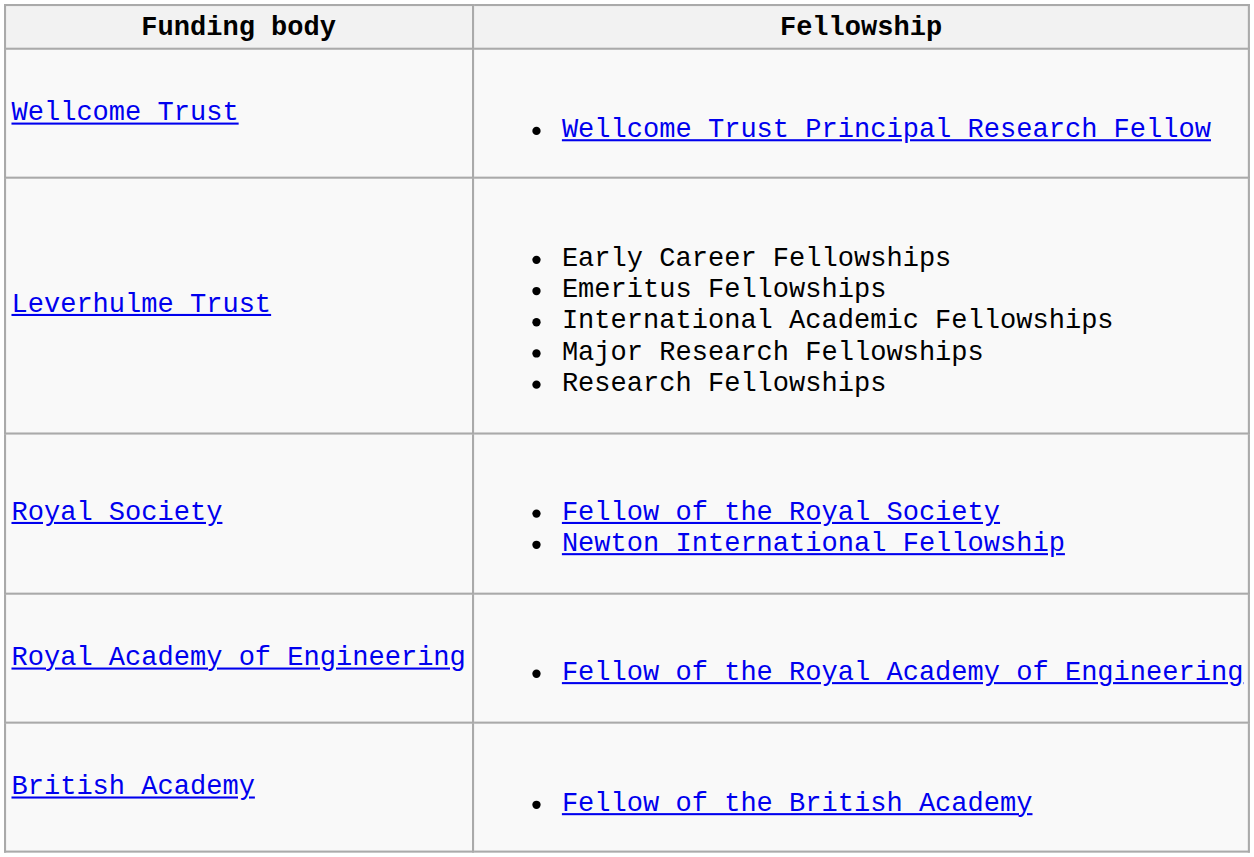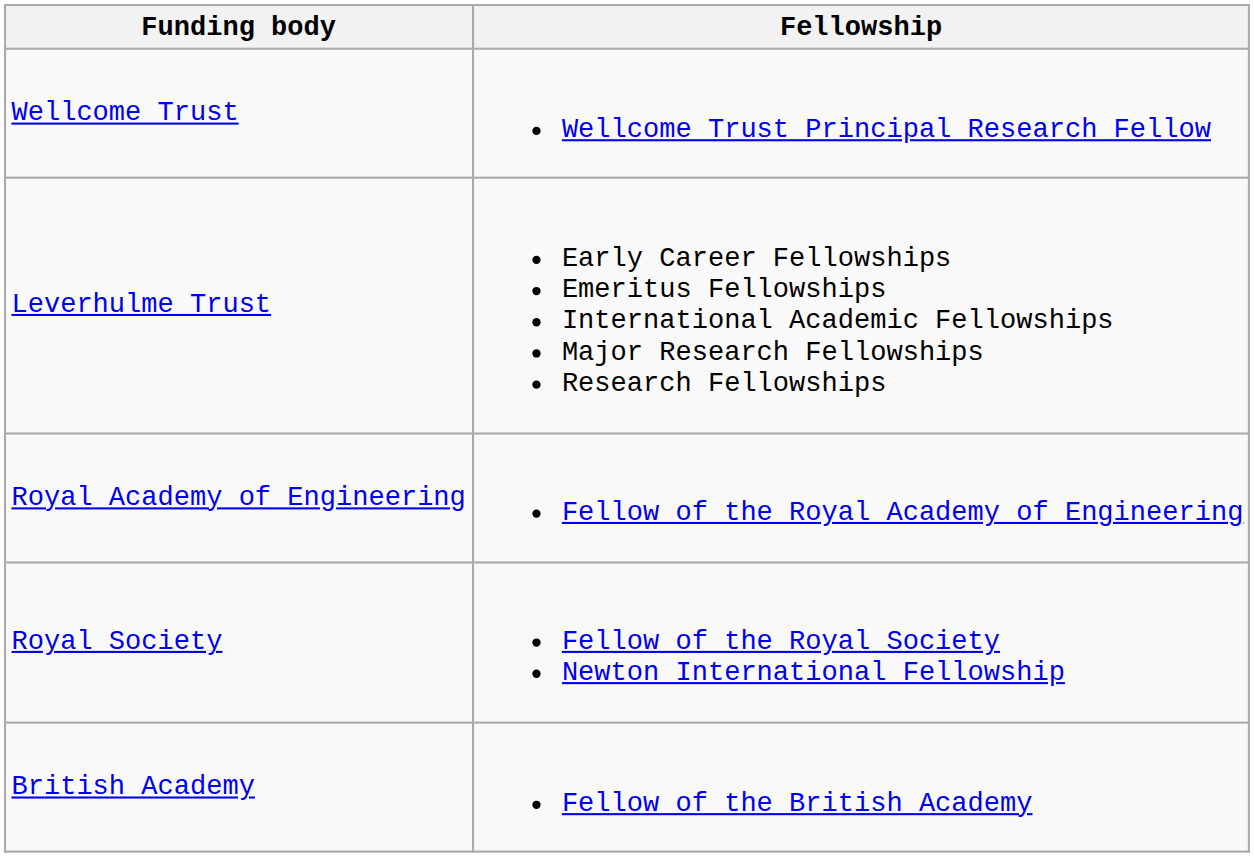rows swapped: (117, 513) <-> (239, 658)
